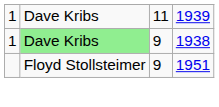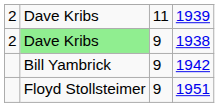(12, 16) 1 -> (12, 16) 2
(12, 41) 1 -> (12, 41) 2
+ row: (193, 65)
